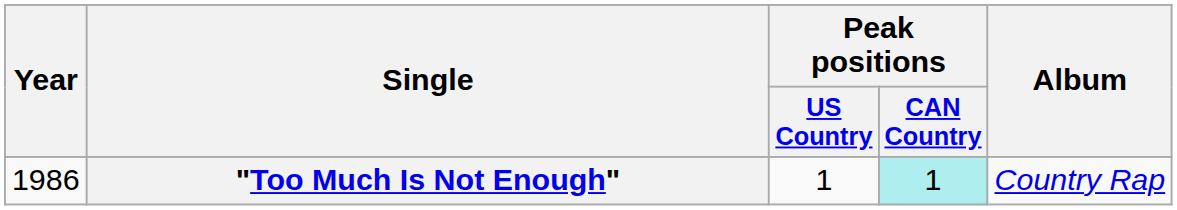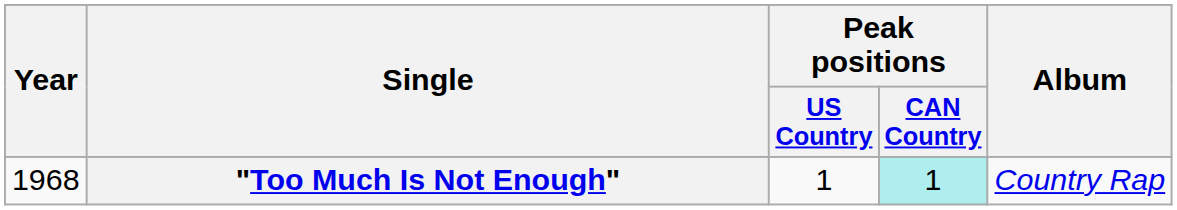(46, 180) 1986 -> (46, 180) 1968
